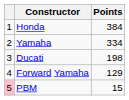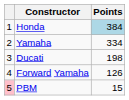(115, 27) no background -> (115, 27) lightblue background
(115, 73) 129 -> (115, 73) 126
